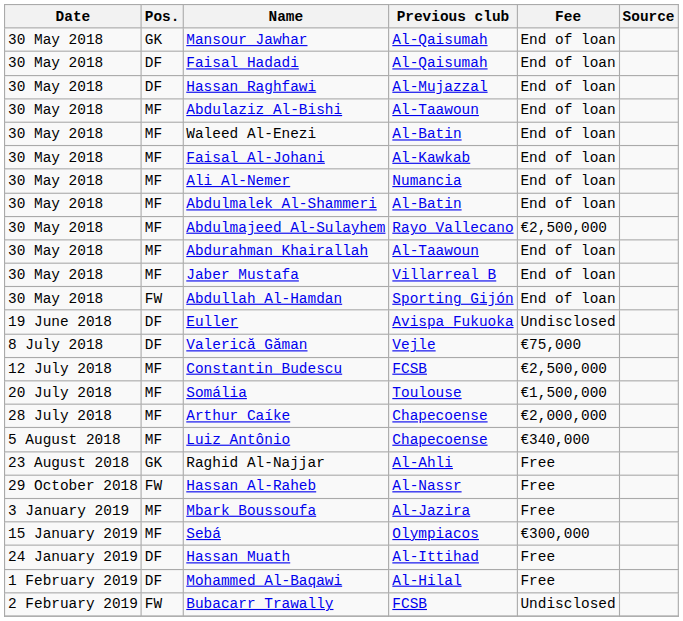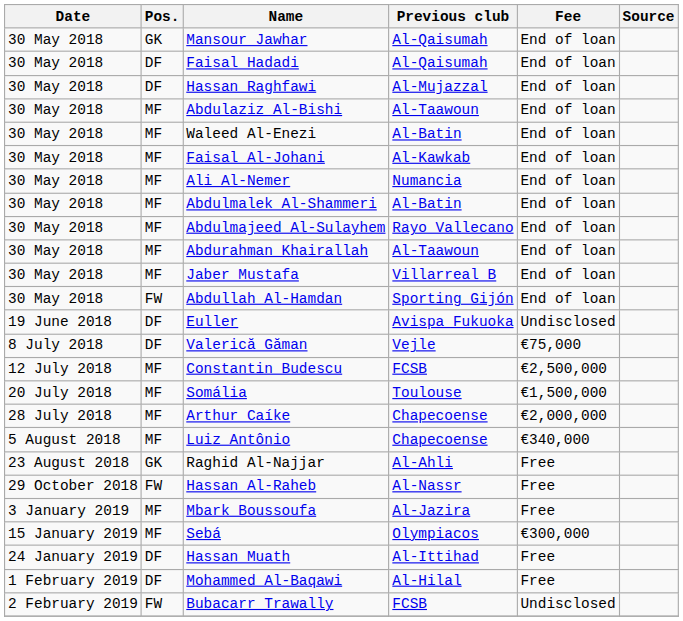(564, 228) €2,500,000 -> (568, 228) End of loan
